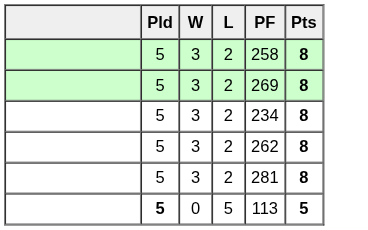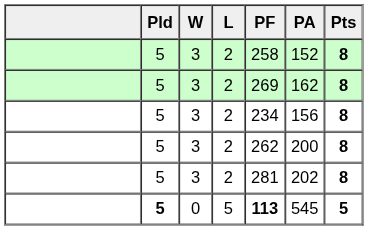+ column: (305, 22)
(265, 208) normal -> (265, 208) bold
